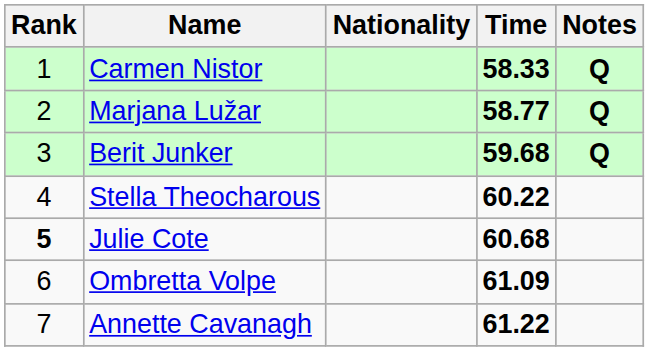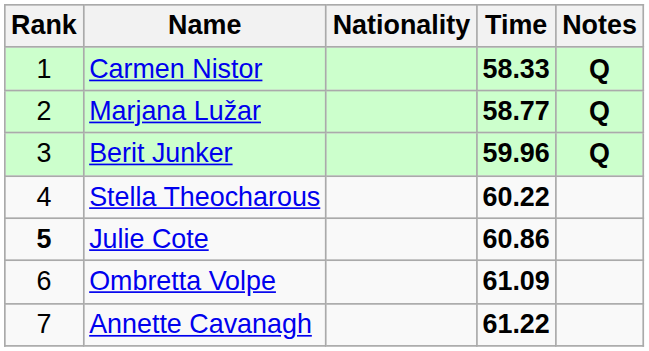(516, 153) 59.68 -> (516, 153) 59.96
(516, 238) 60.68 -> (516, 238) 60.86
